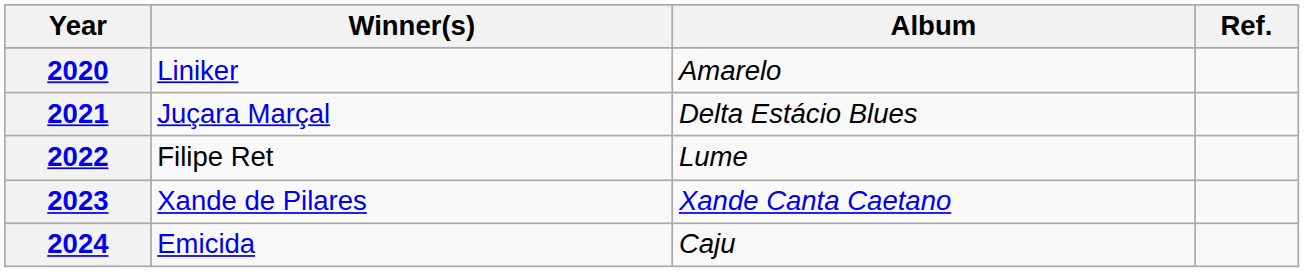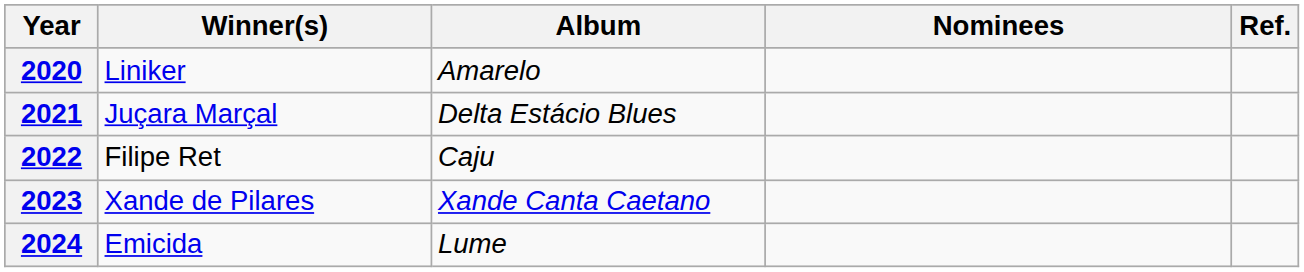+ column: (998, 26)
(713, 157) Lume -> (466, 157) Caju
(707, 244) Caju -> (472, 244) Lume
